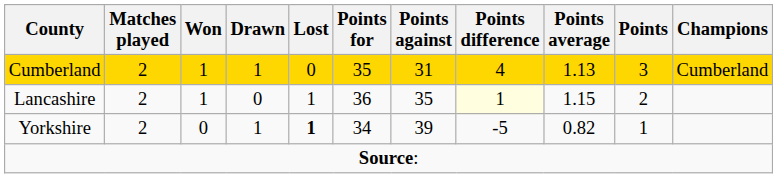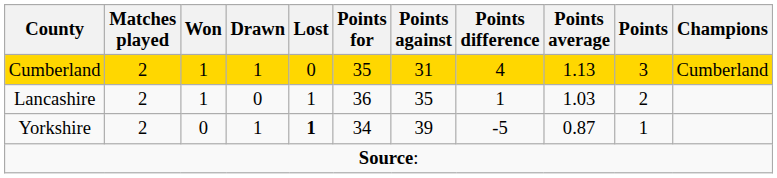(500, 98) lightyellow background -> (500, 98) no background
(579, 98) 1.15 -> (579, 98) 1.03
(579, 128) 0.82 -> (579, 128) 0.87
